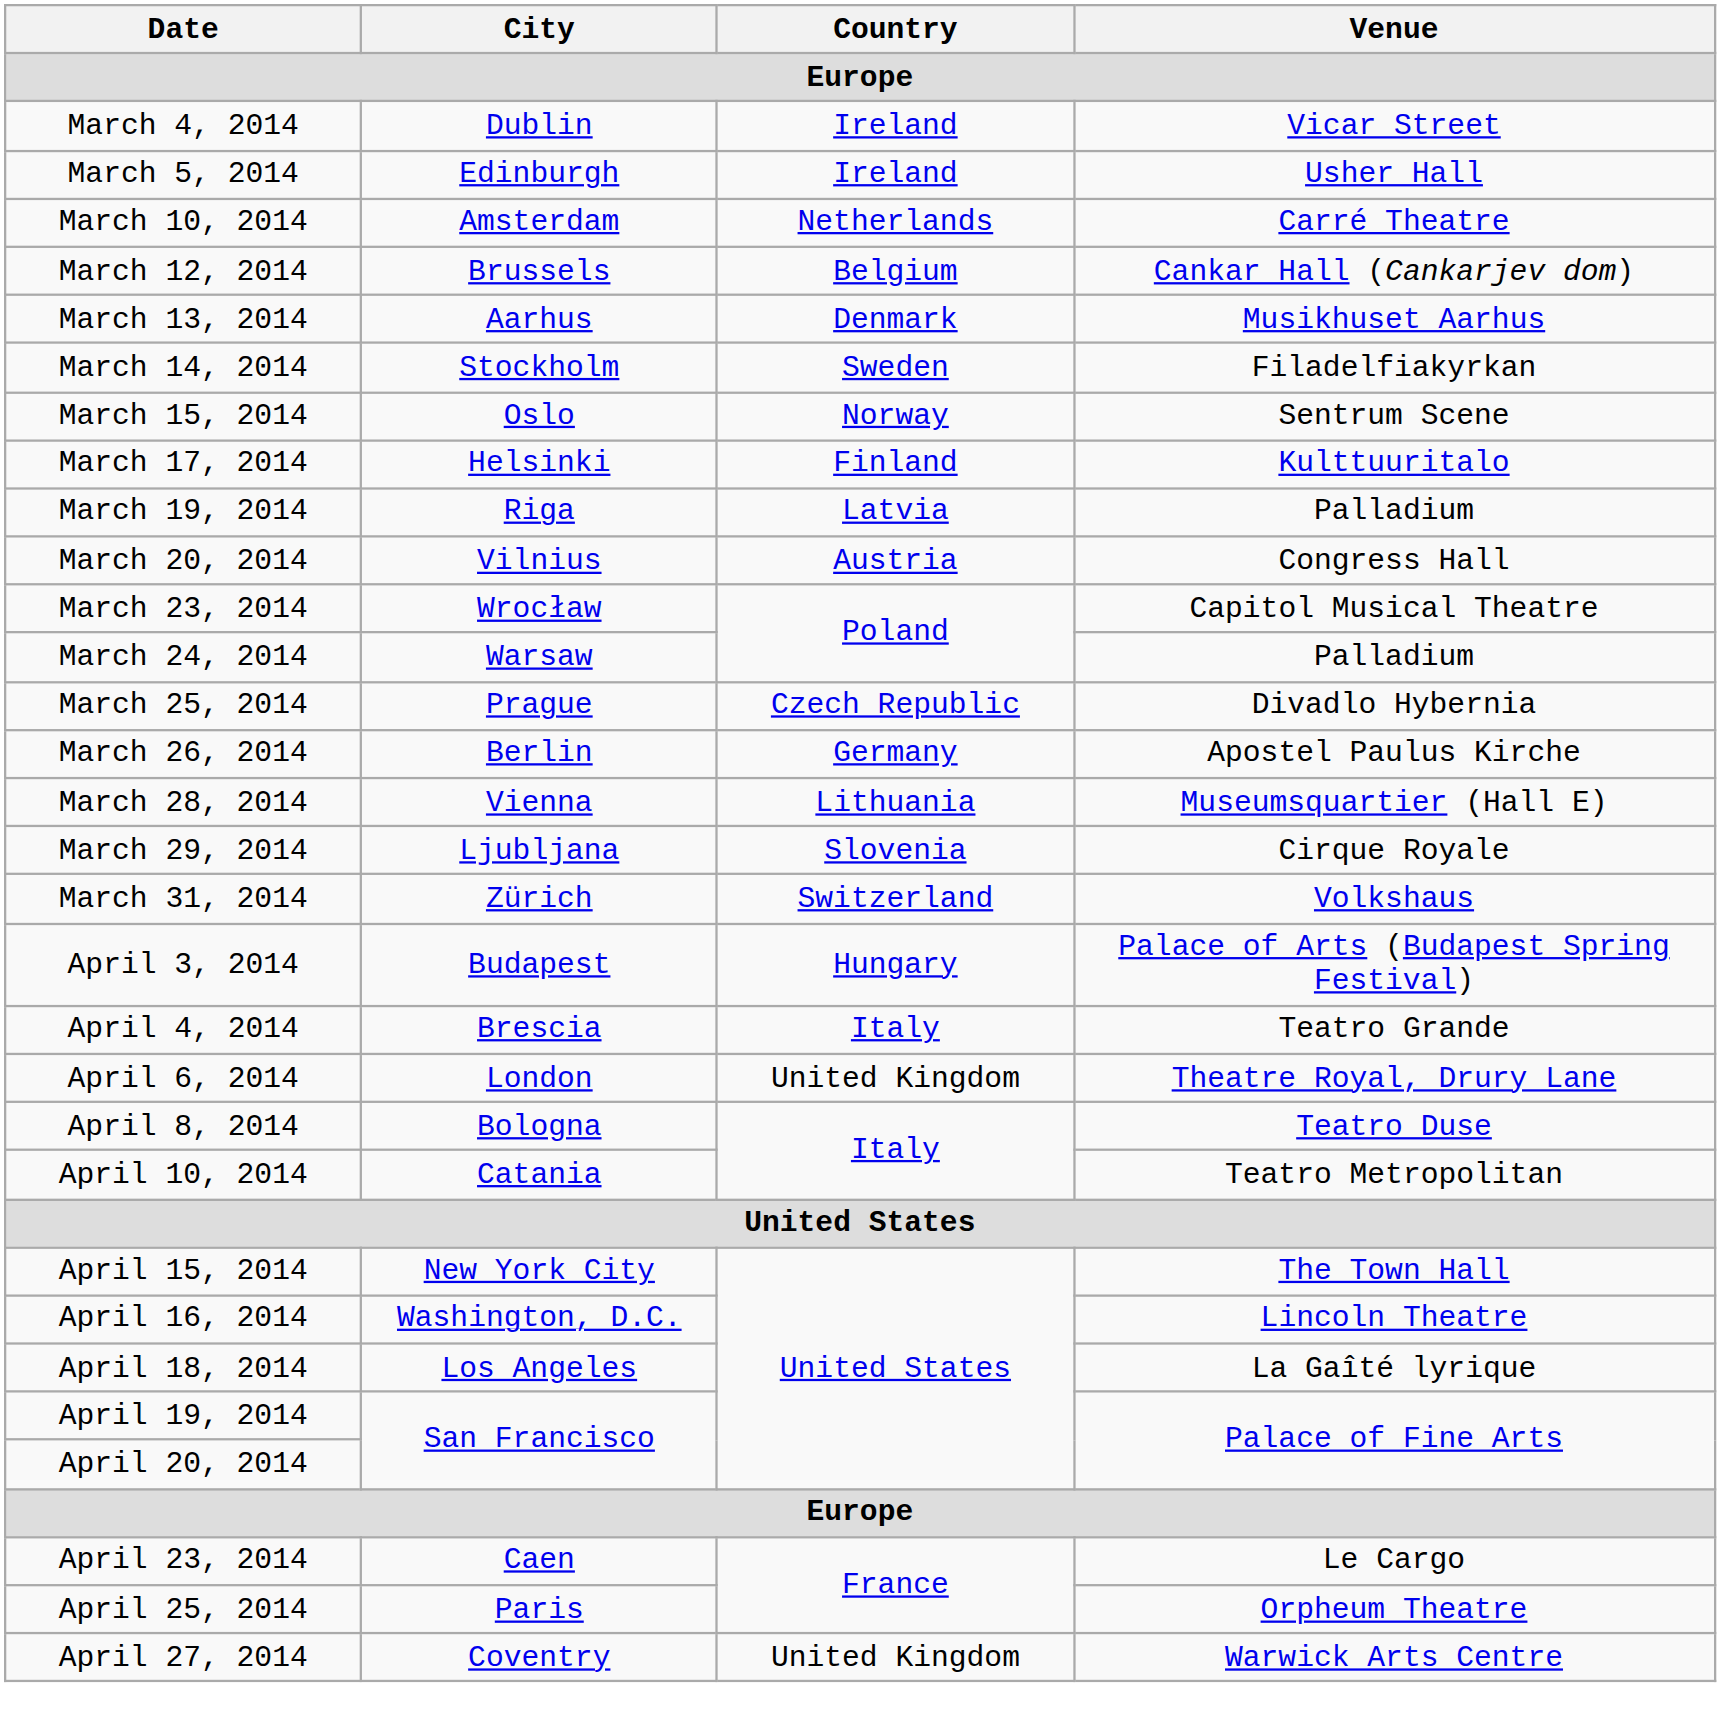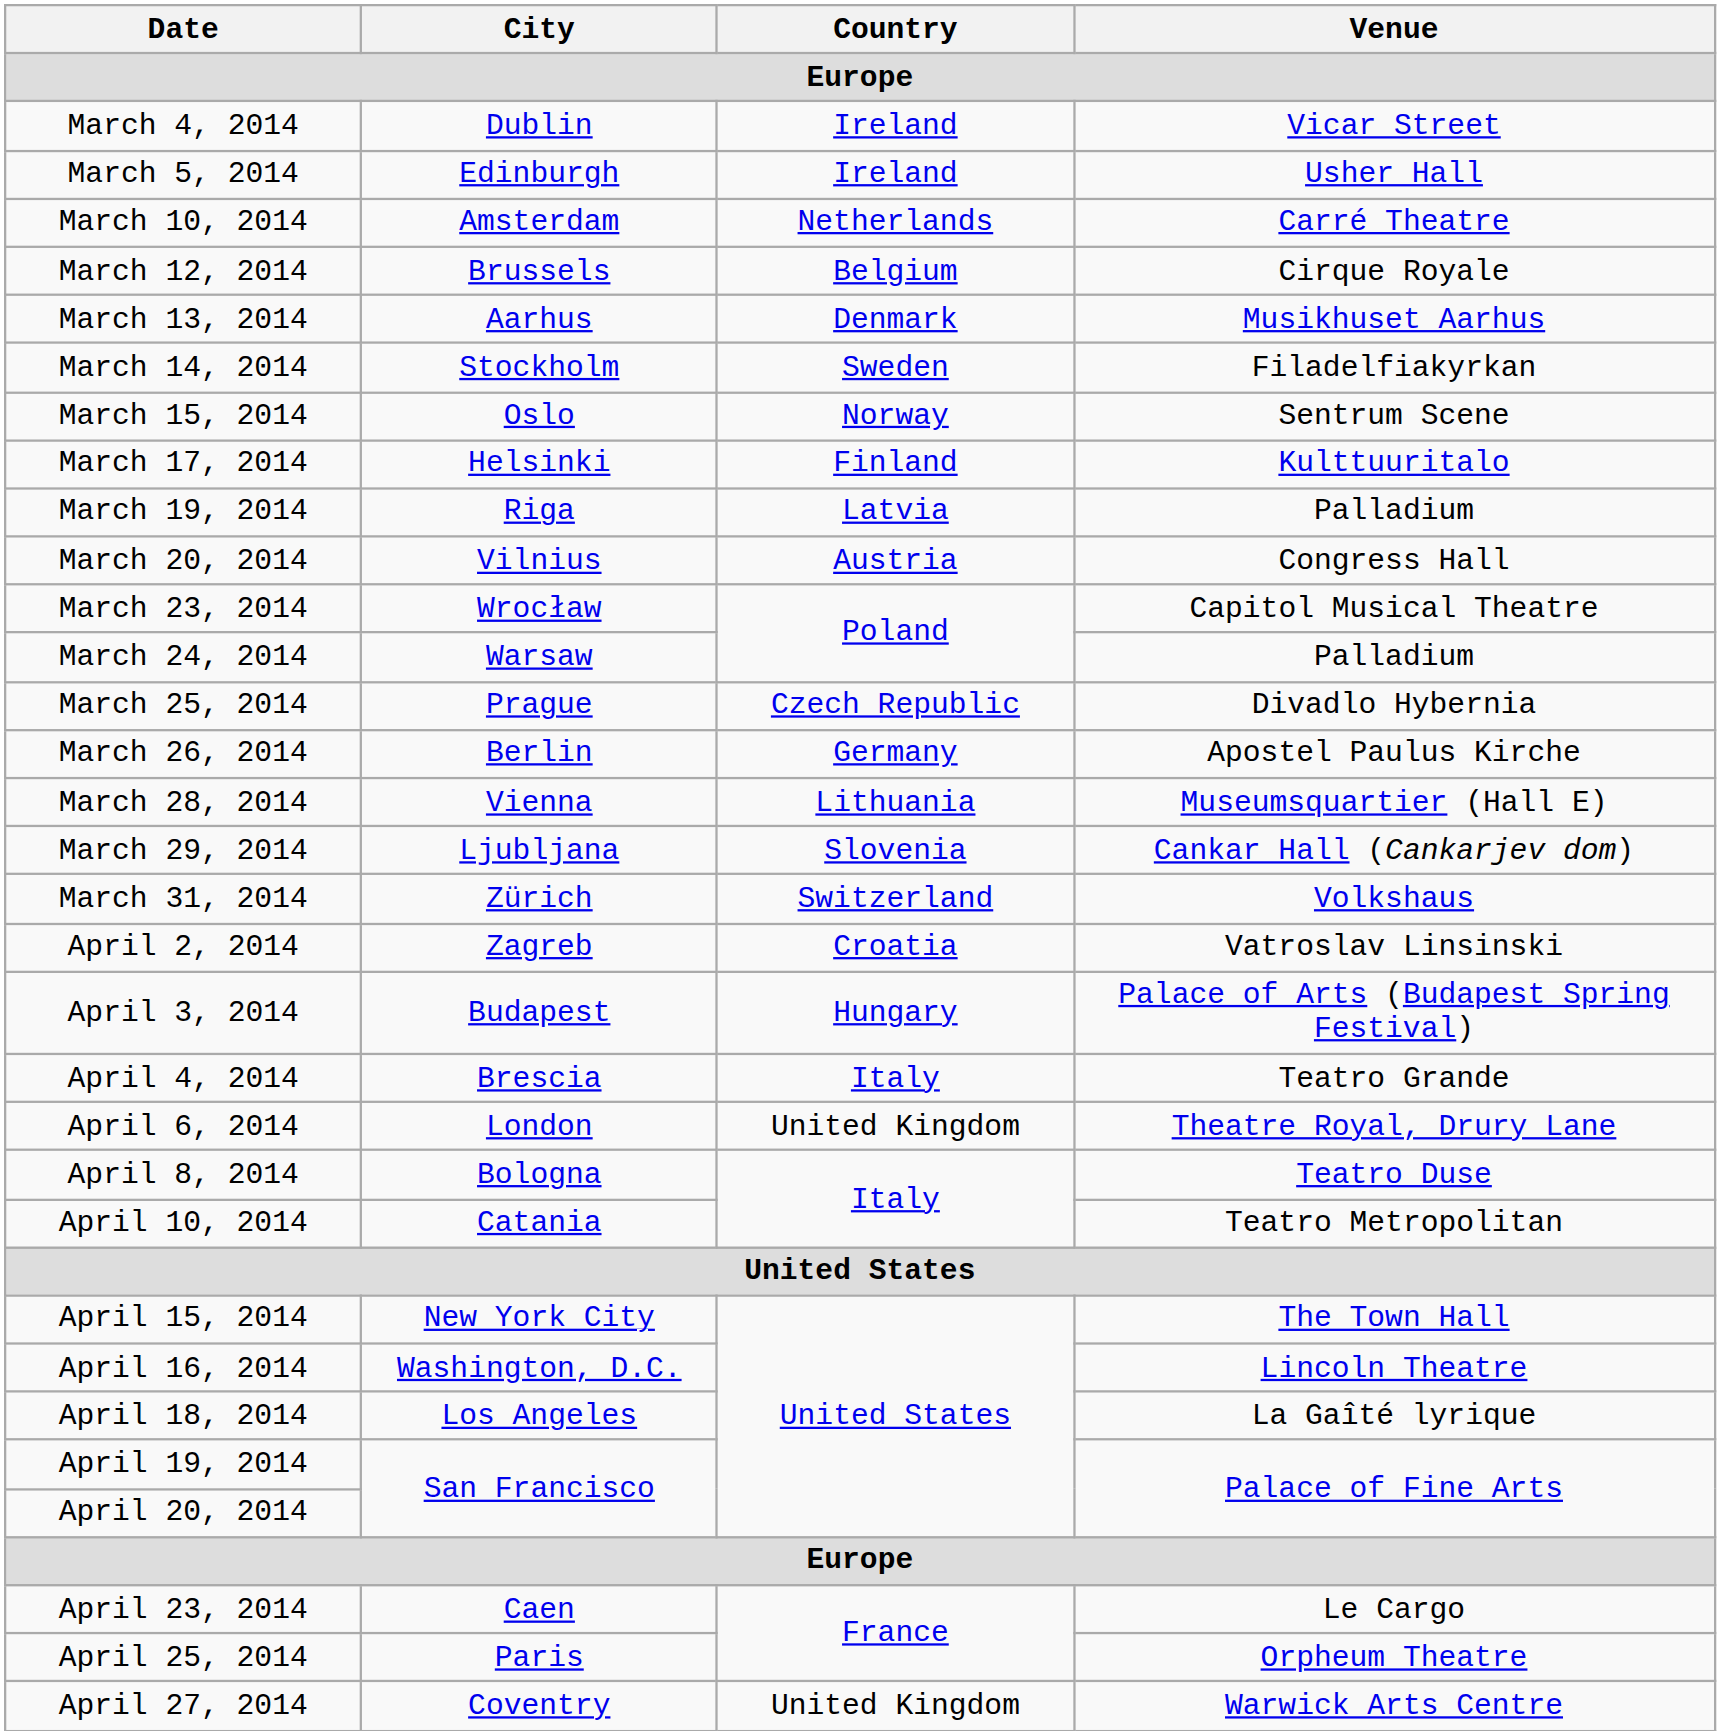(1394, 271) Cankar Hall (Cankarjev dom) -> (1394, 271) Cirque Royale
(1394, 851) Cirque Royale -> (1394, 851) Cankar Hall (Cankarjev dom)
+ row: (183, 947)
